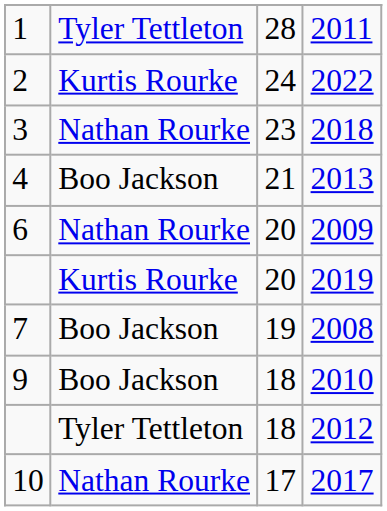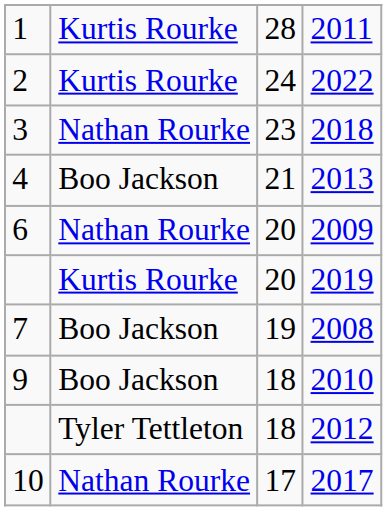(151, 29) Tyler Tettleton -> (148, 29) Kurtis Rourke
